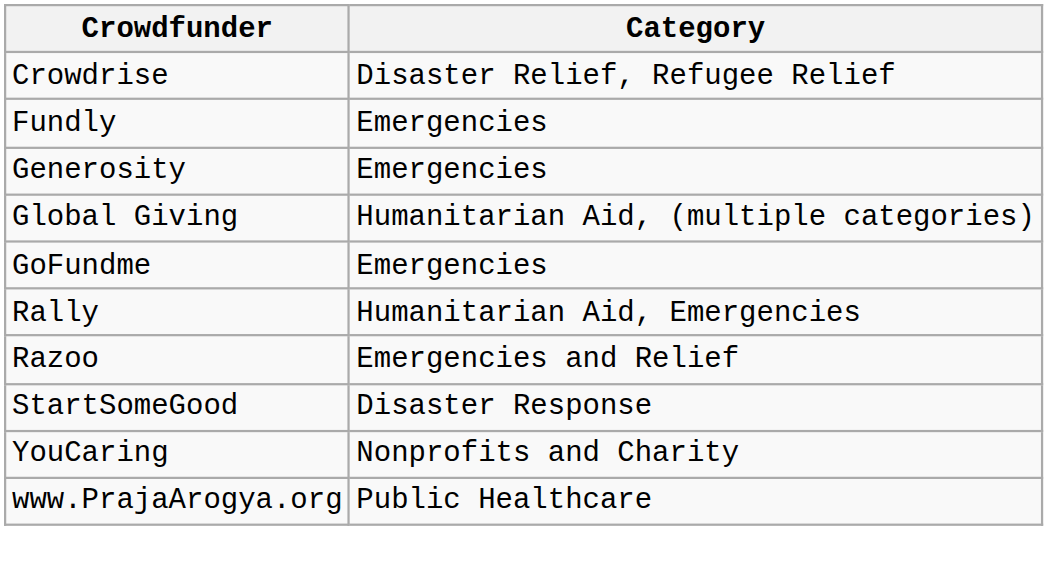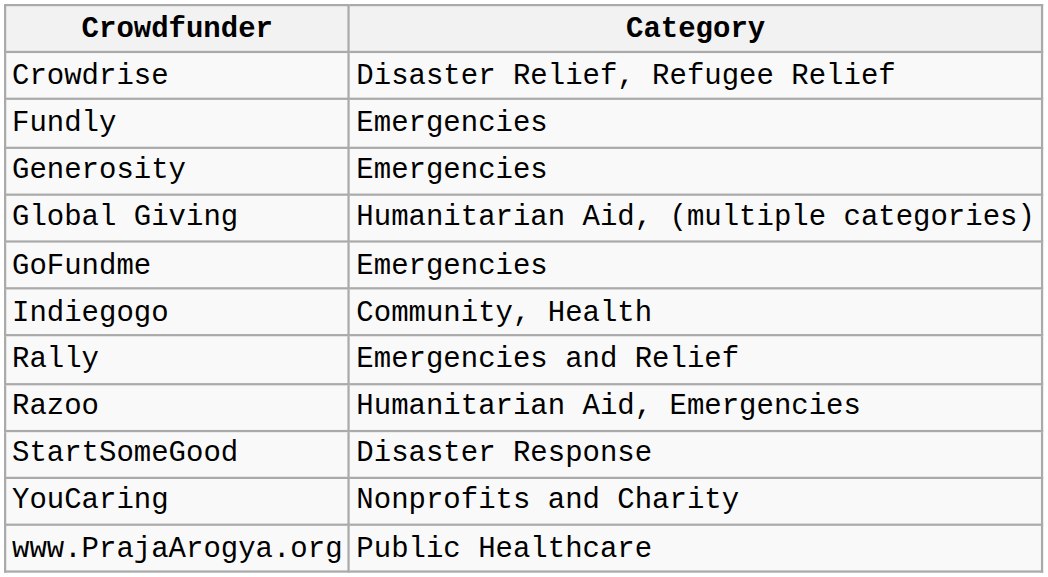+ row: (90, 312)
(609, 312) Humanitarian Aid, Emergencies -> (548, 359) Emergencies and Relief
(548, 359) Emergencies and Relief -> (609, 407) Humanitarian Aid, Emergencies
